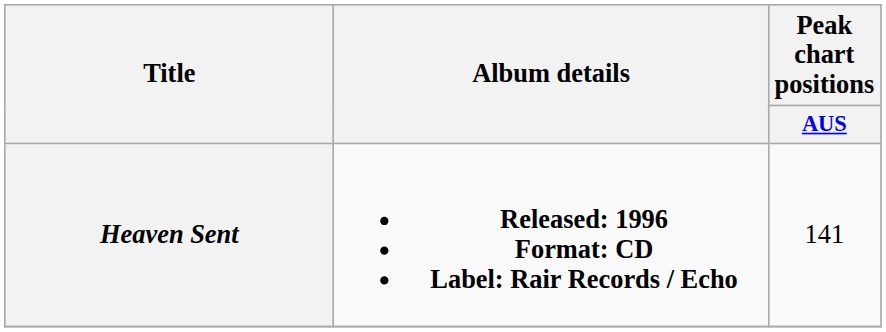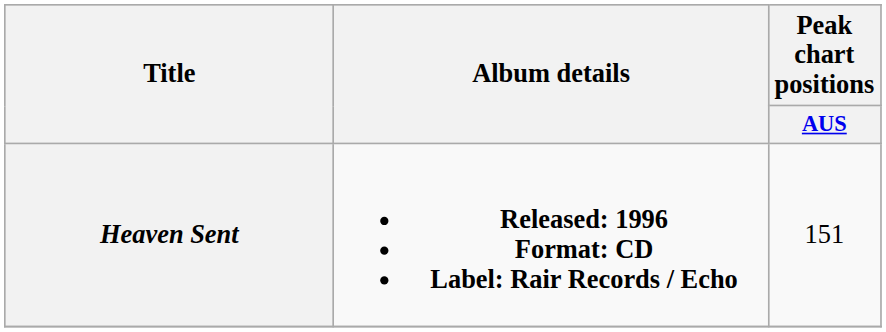(824, 234) 141 -> (824, 234) 151
